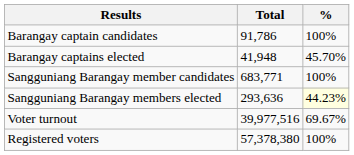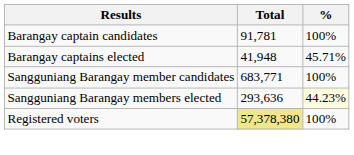(258, 35) 91,786 -> (258, 35) 91,781
(326, 56) 45.70% -> (326, 56) 45.71%
- row: (42, 118)
(270, 139) no background -> (270, 118) khaki background
